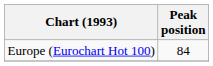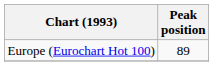(183, 50) 84 -> (183, 50) 89
